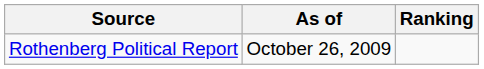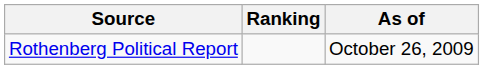columns swapped: (437, 19) <-> (319, 19)
